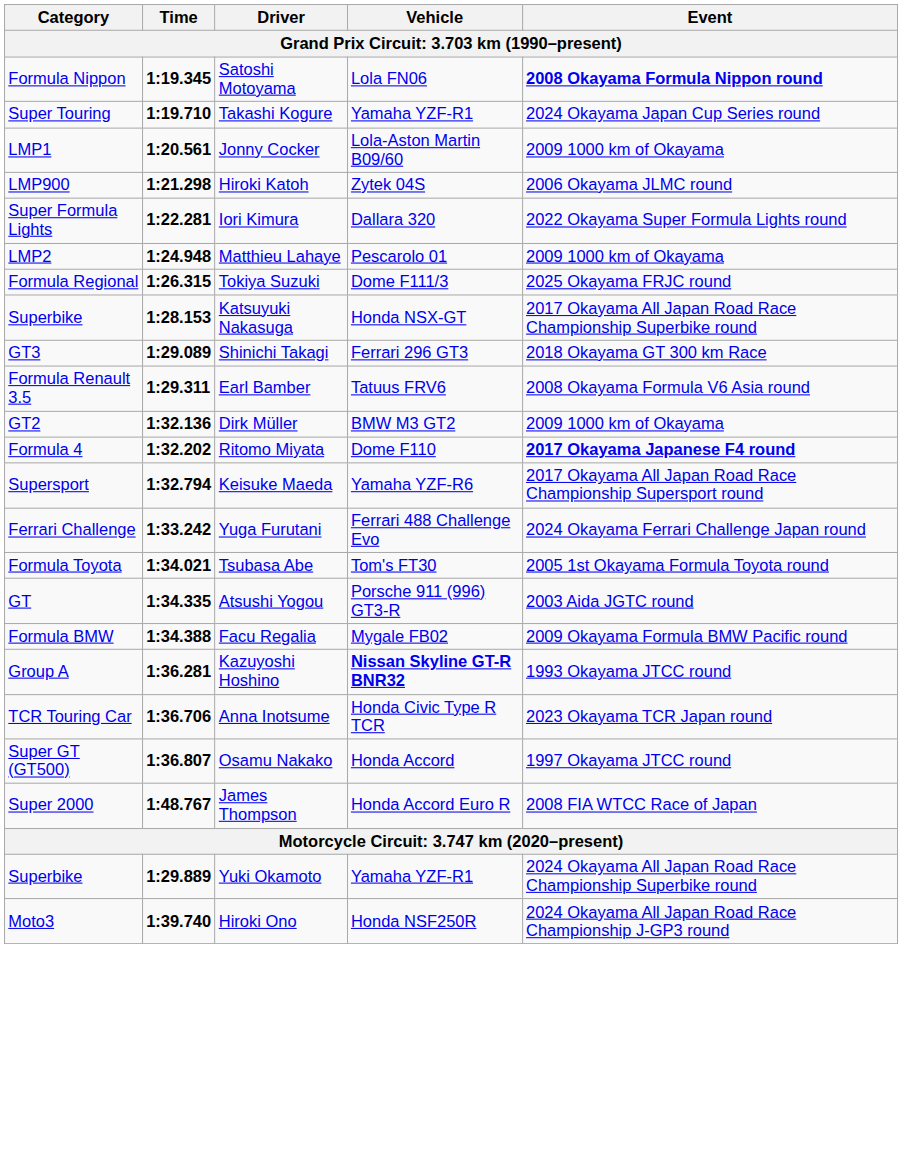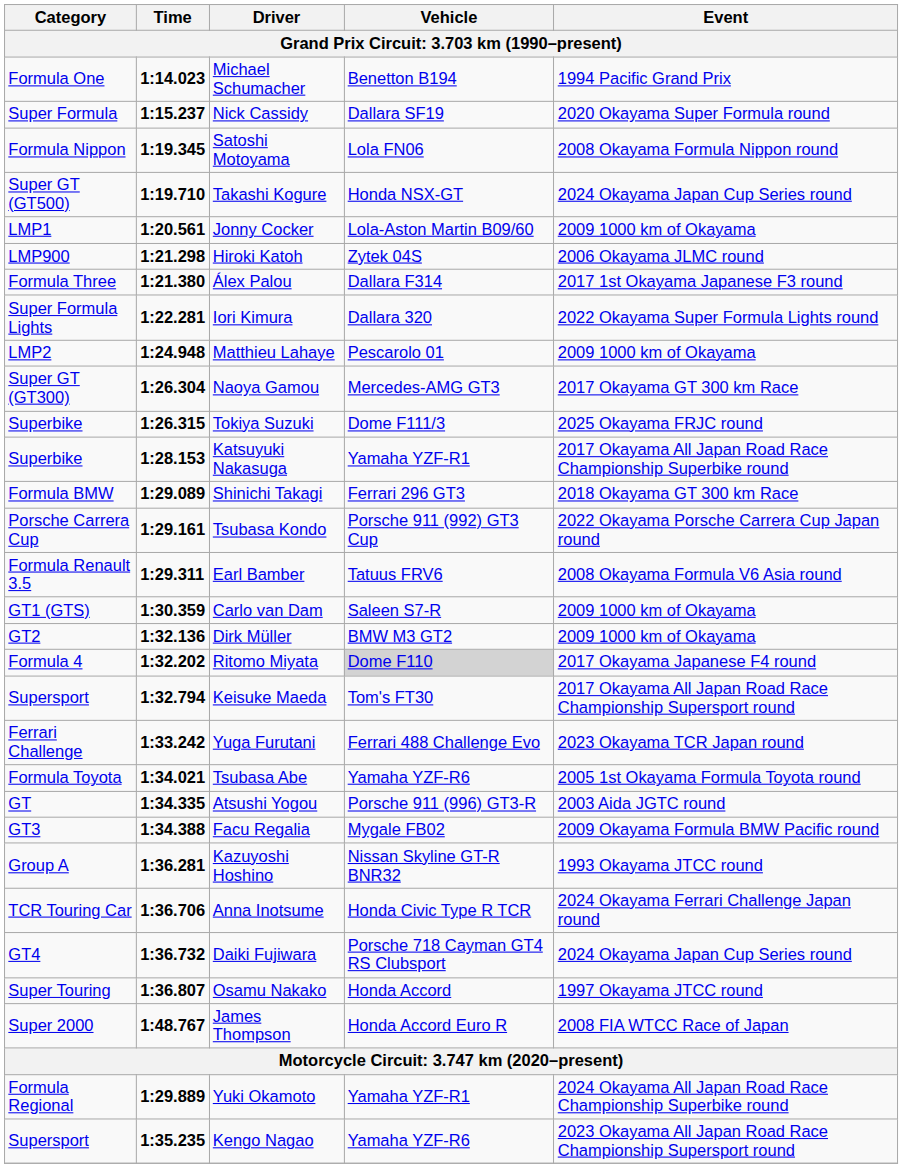+ row: (259, 79)
+ row: (260, 114)
(674, 79) bold -> (698, 149) normal
(59, 114) Super Touring -> (44, 194) Super GT (GT500)
(412, 114) Yamaha YZF-R1 -> (405, 194) Honda NSX-GT
+ row: (252, 282)
+ row: (266, 388)
(73, 282) Formula Regional -> (45, 423) Superbike
(409, 317) Honda NSX-GT -> (409, 459) Yamaha YZF-R1
(24, 353) GT3 -> (61, 494) Formula BMW
+ row: (270, 530)
+ row: (268, 610)
(393, 450) no background -> (390, 662) lightgrey background
(661, 450) bold -> (687, 662) normal
(412, 485) Yamaha YZF-R6 -> (390, 697) Tom's FT30
(696, 530) 2024 Okayama Ferrari Challenge Japan round -> (681, 742) 2023 Okayama TCR Japan round
(394, 565) Tom's FT30 -> (409, 777) Yamaha YZF-R6
(61, 636) Formula BMW -> (24, 830) GT3
(431, 671) bold -> (424, 865) normal
(649, 716) 2023 Okayama TCR Japan round -> (704, 910) 2024 Okayama Ferrari Challenge Japan round
+ row: (265, 954)
(44, 761) Super GT (GT500) -> (59, 990) Super Touring
(45, 876) Superbike -> (41, 1096) Formula Regional
+ row: (263, 1141)
- row: (258, 921)
